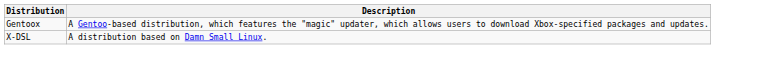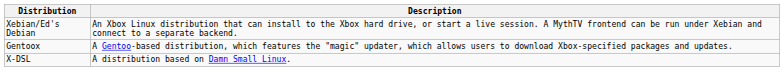+ row: (33, 29)
